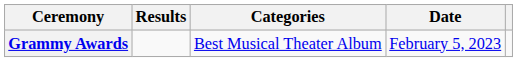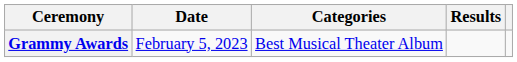columns swapped: (445, 17) <-> (161, 17)
